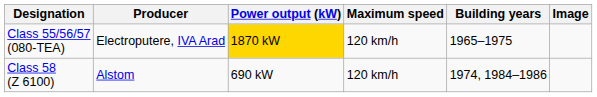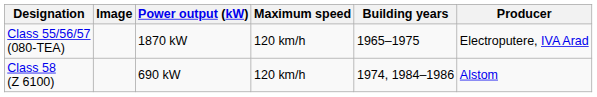columns swapped: (161, 14) <-> (571, 14)
(255, 41) gold background -> (163, 41) no background
